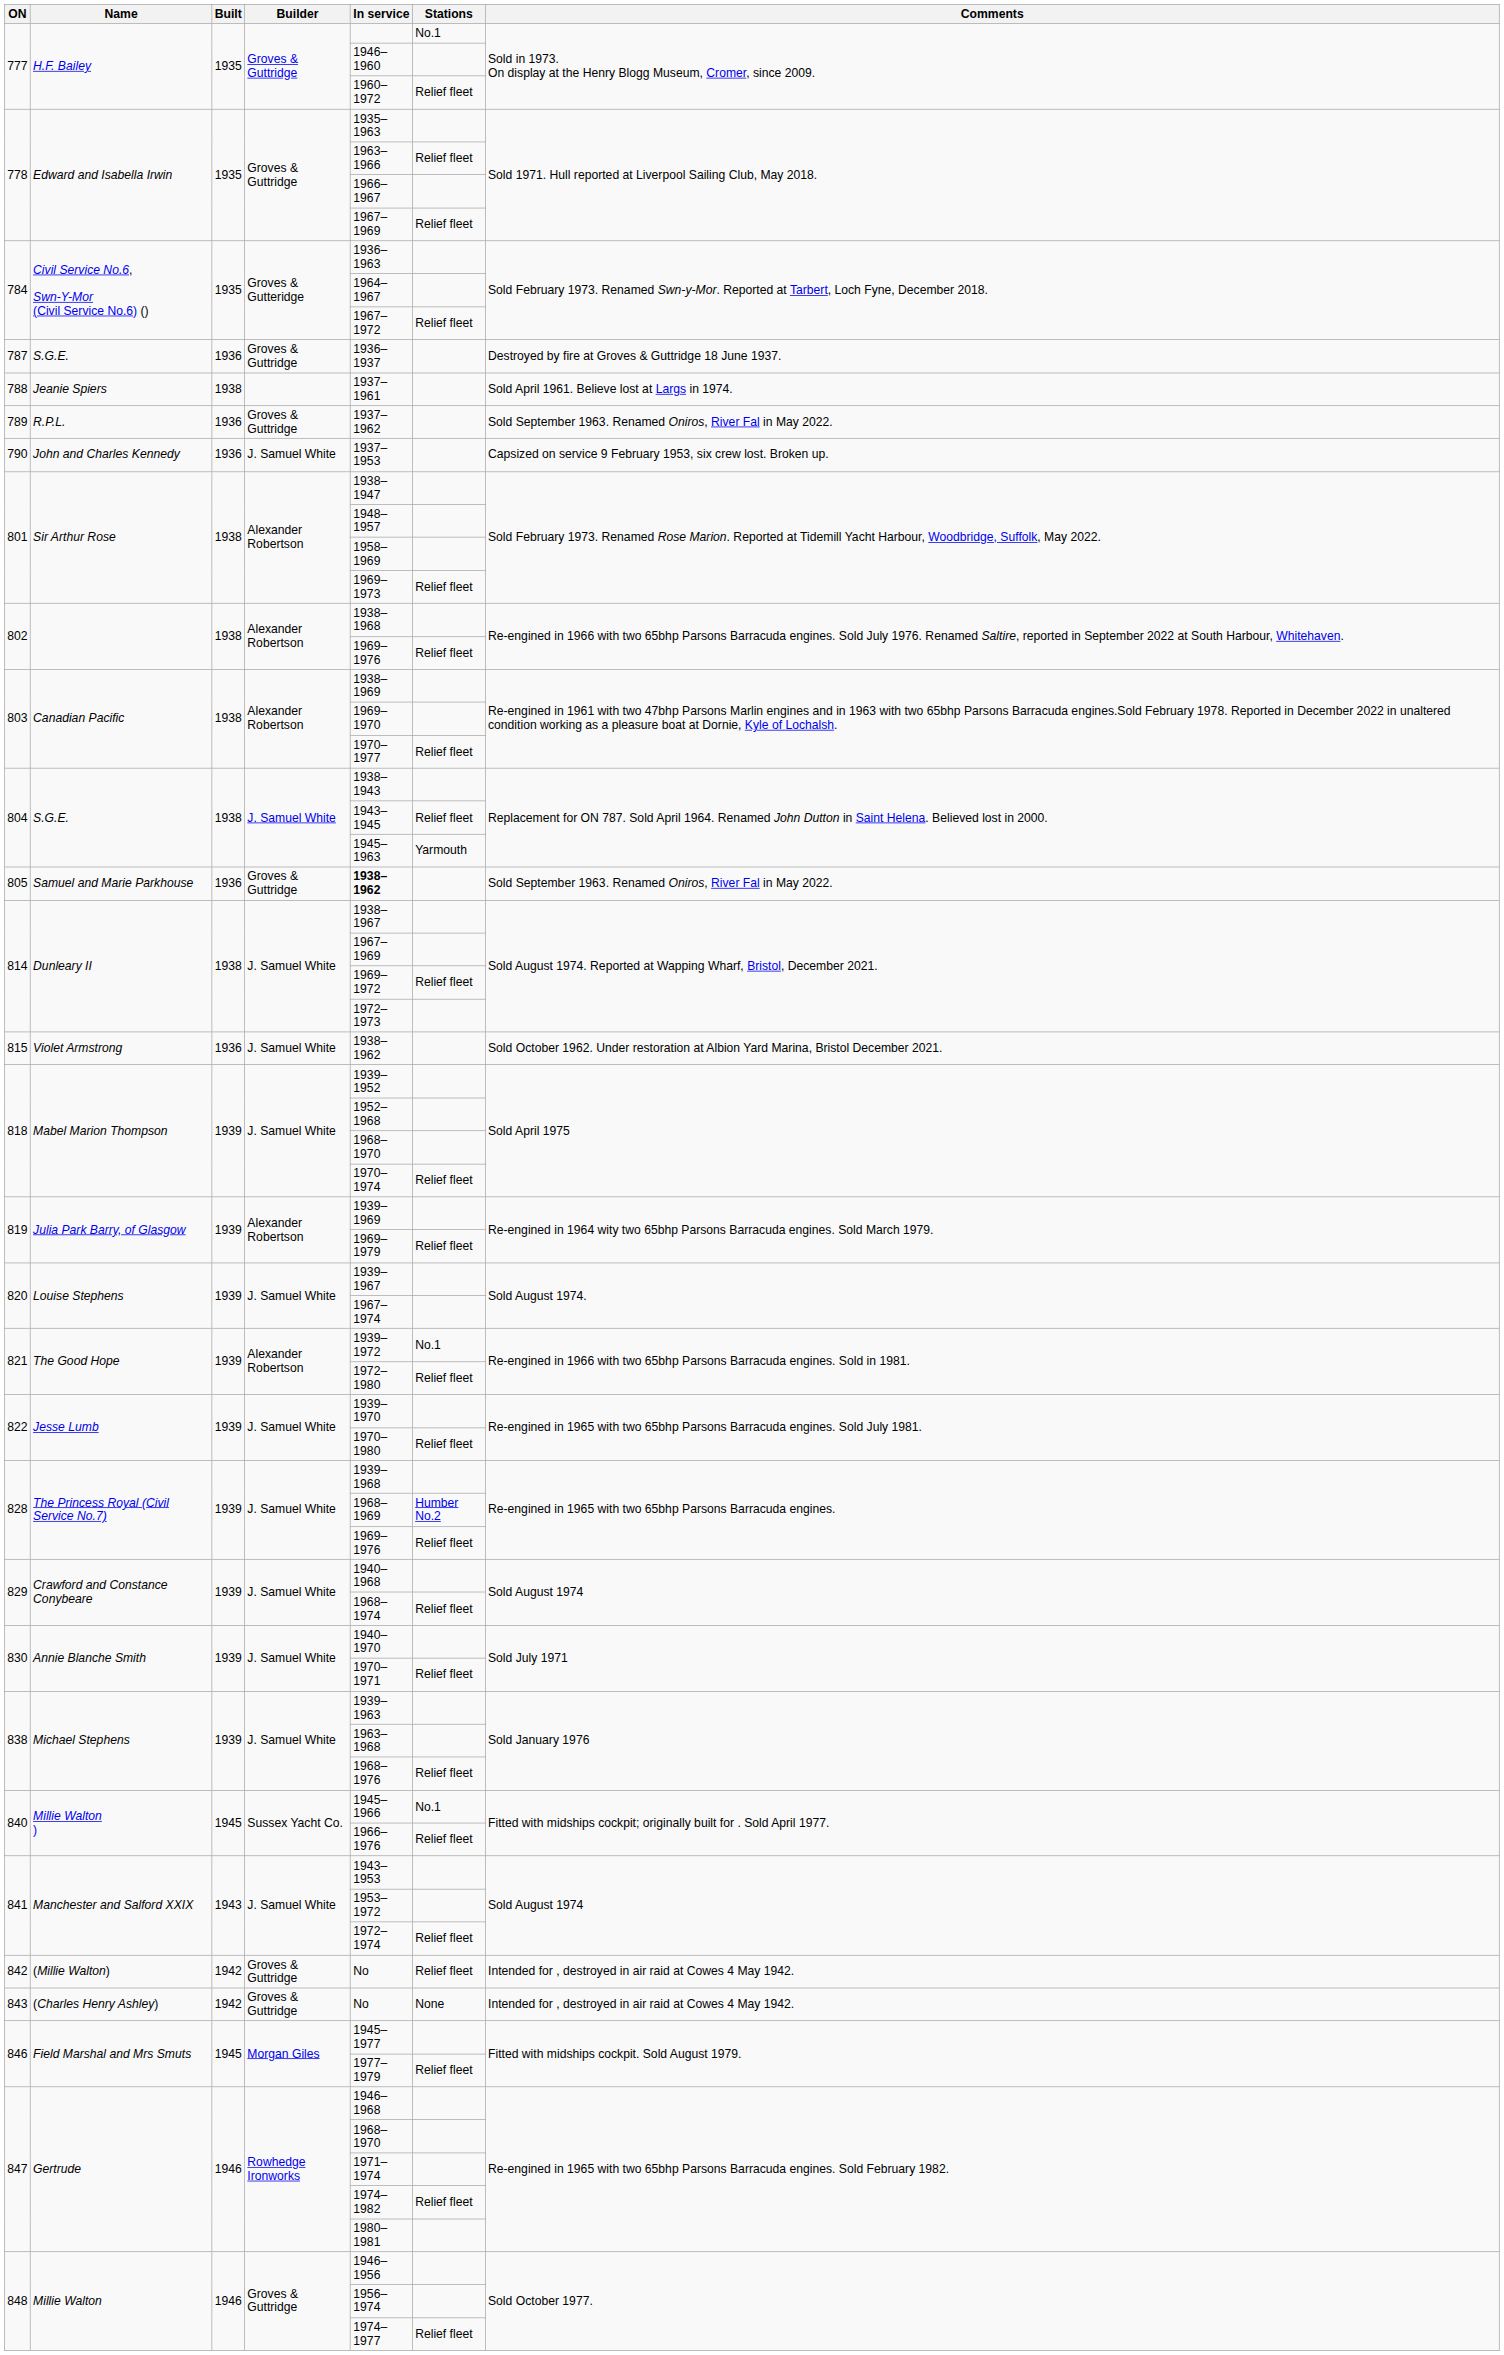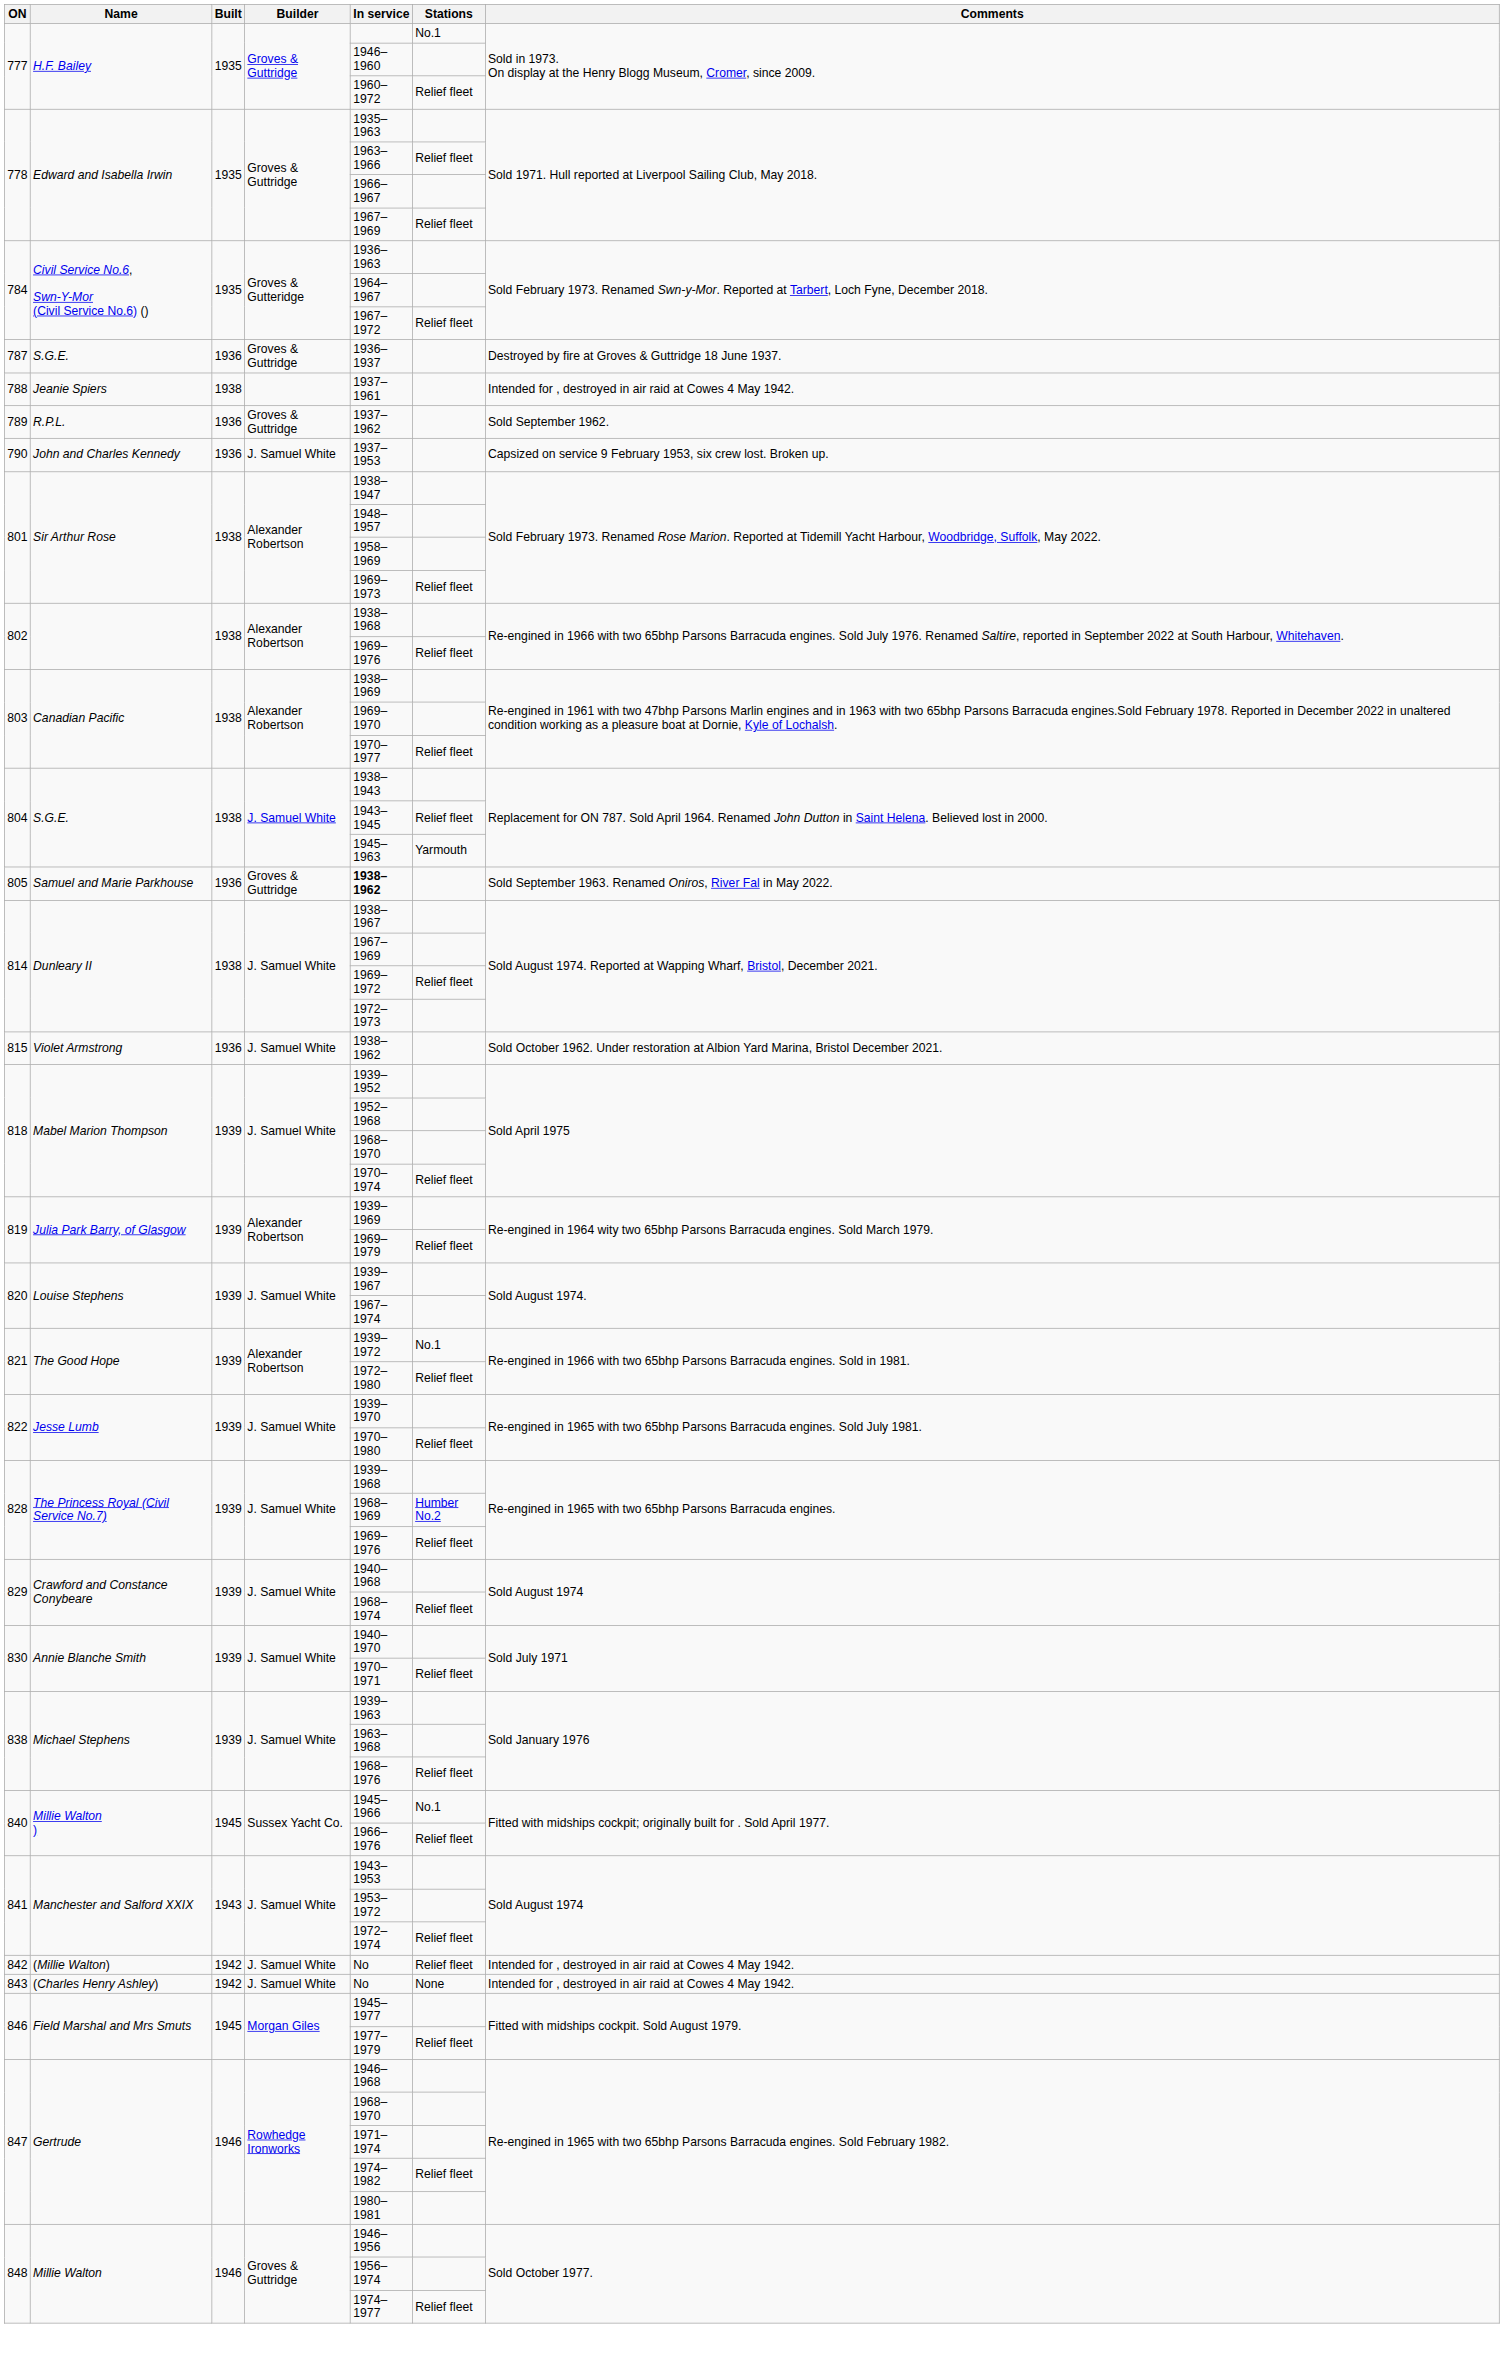(610, 389) Sold April 1961. Believe lost at Largs in 1974. -> (641, 389) Intended for , destroyed in air raid at Cowes 4 May 1942.
(660, 422) Sold September 1963. Renamed Oniros, River Fal in May 2022. -> (549, 422) Sold September 1962.
(273, 1971) Groves & Guttridge -> (292, 1964) J. Samuel White
(273, 2004) Groves & Guttridge -> (292, 1983) J. Samuel White
